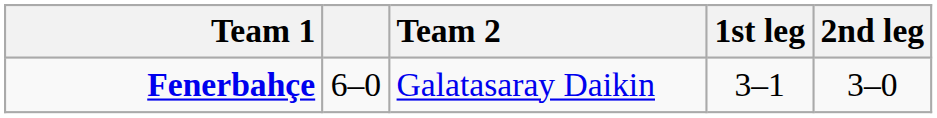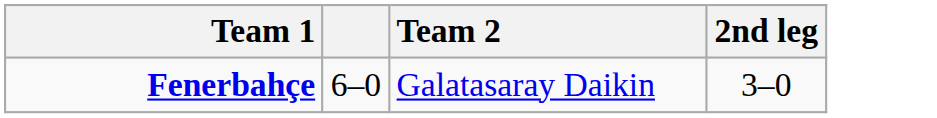- column: (760, 31)
